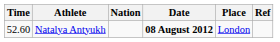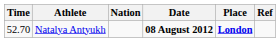(18, 29) 52.60 -> (18, 29) 52.70
(234, 29) normal -> (235, 29) bold
